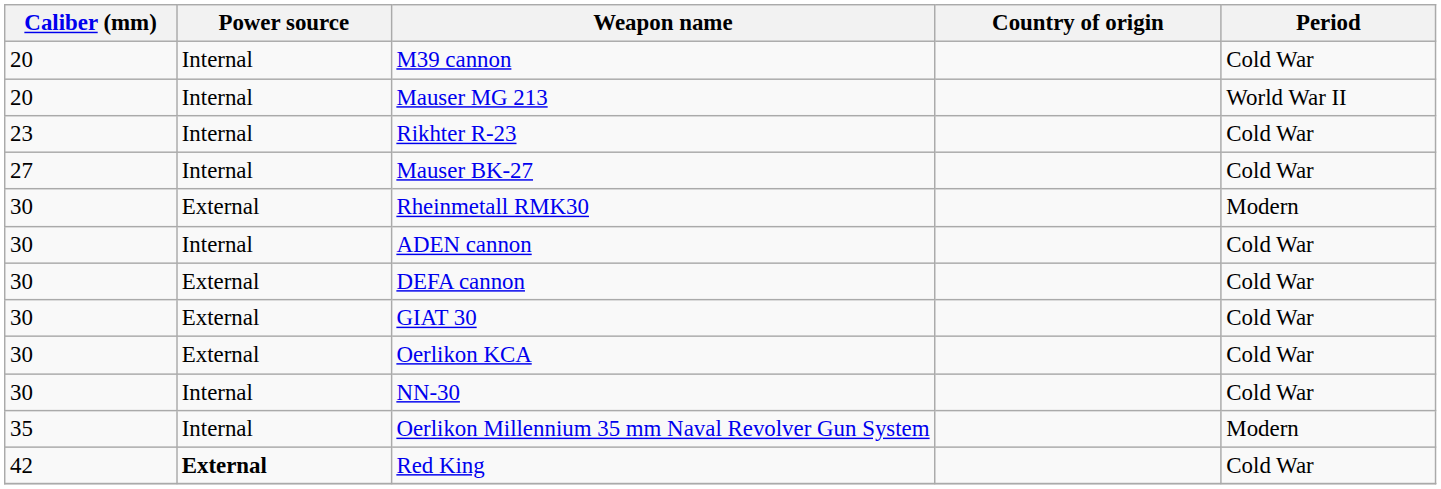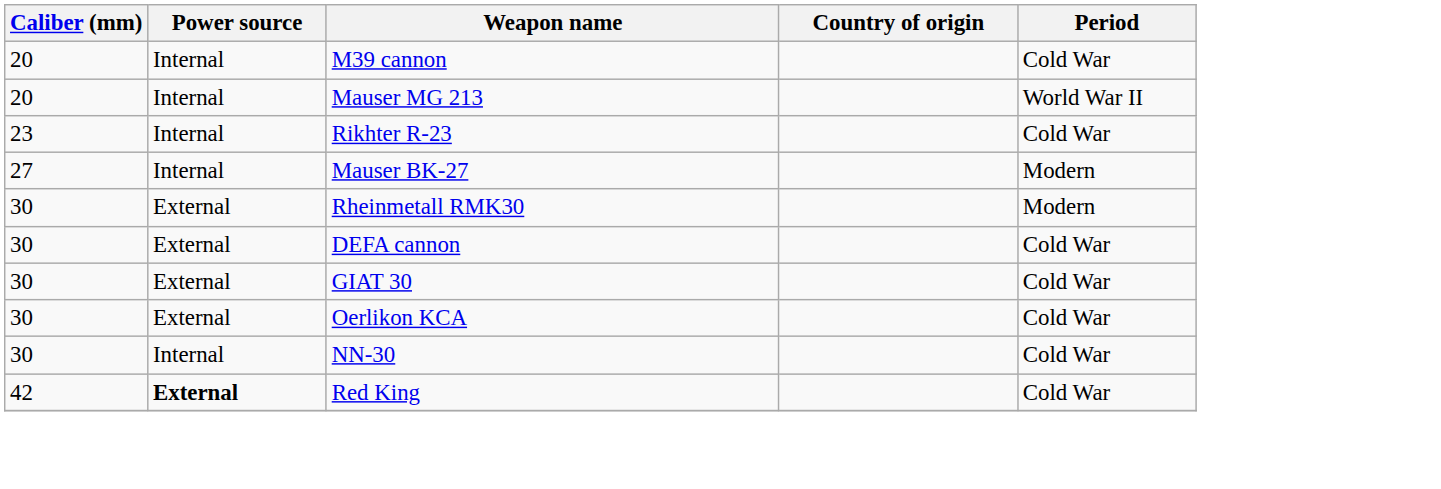(1270, 170) Cold War -> (1059, 170) Modern
- row: (464, 243)
- row: (663, 428)
